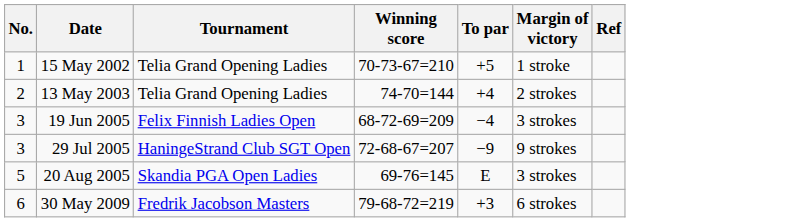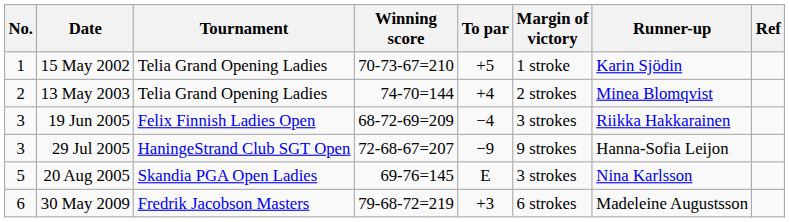+ column: (672, 28)
